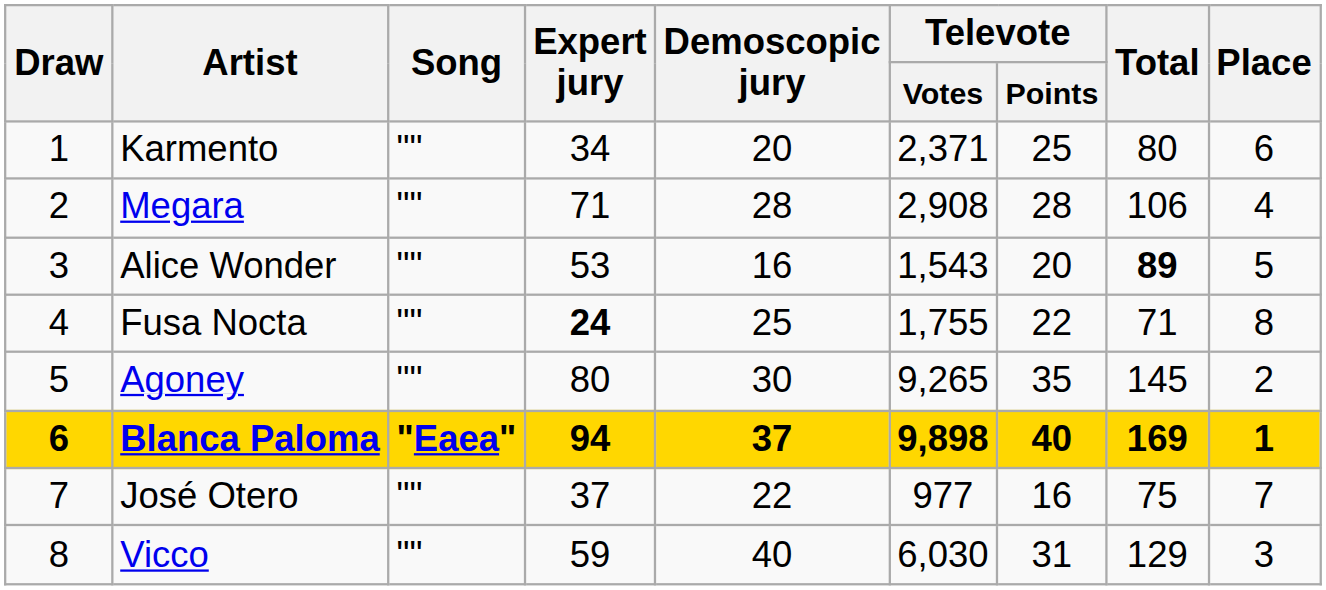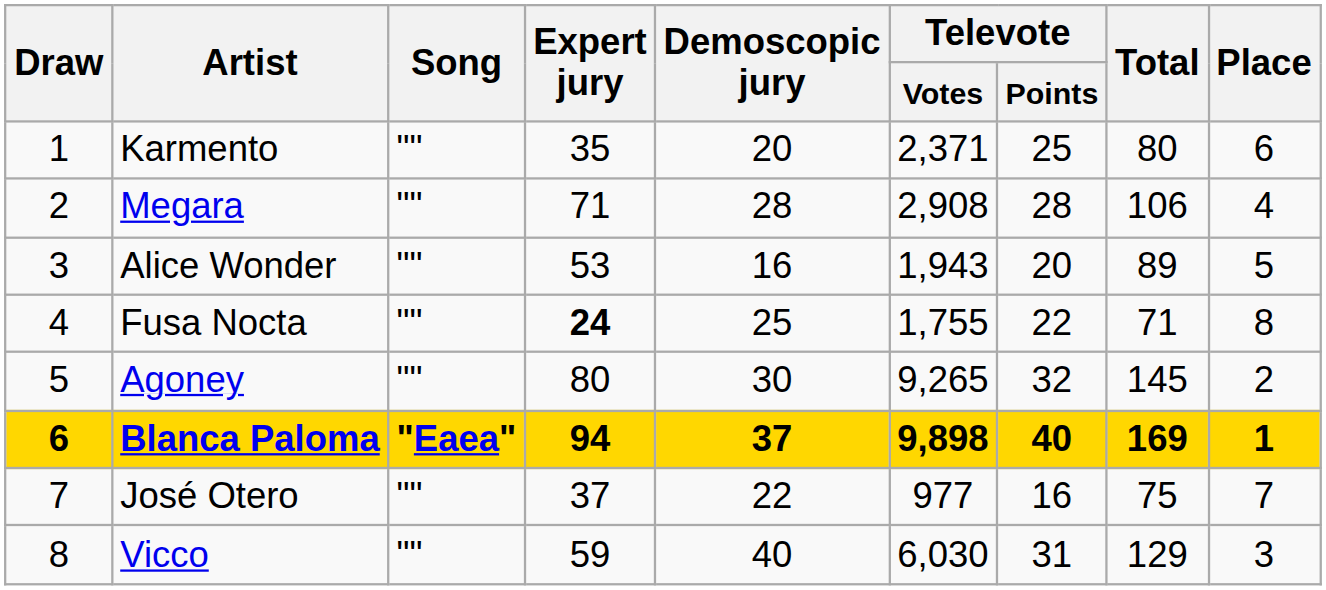(590, 149) 34 -> (590, 149) 35
(943, 264) 1,543 -> (943, 264) 1,943
(1157, 264) bold -> (1157, 264) normal
(1052, 380) 35 -> (1052, 380) 32
